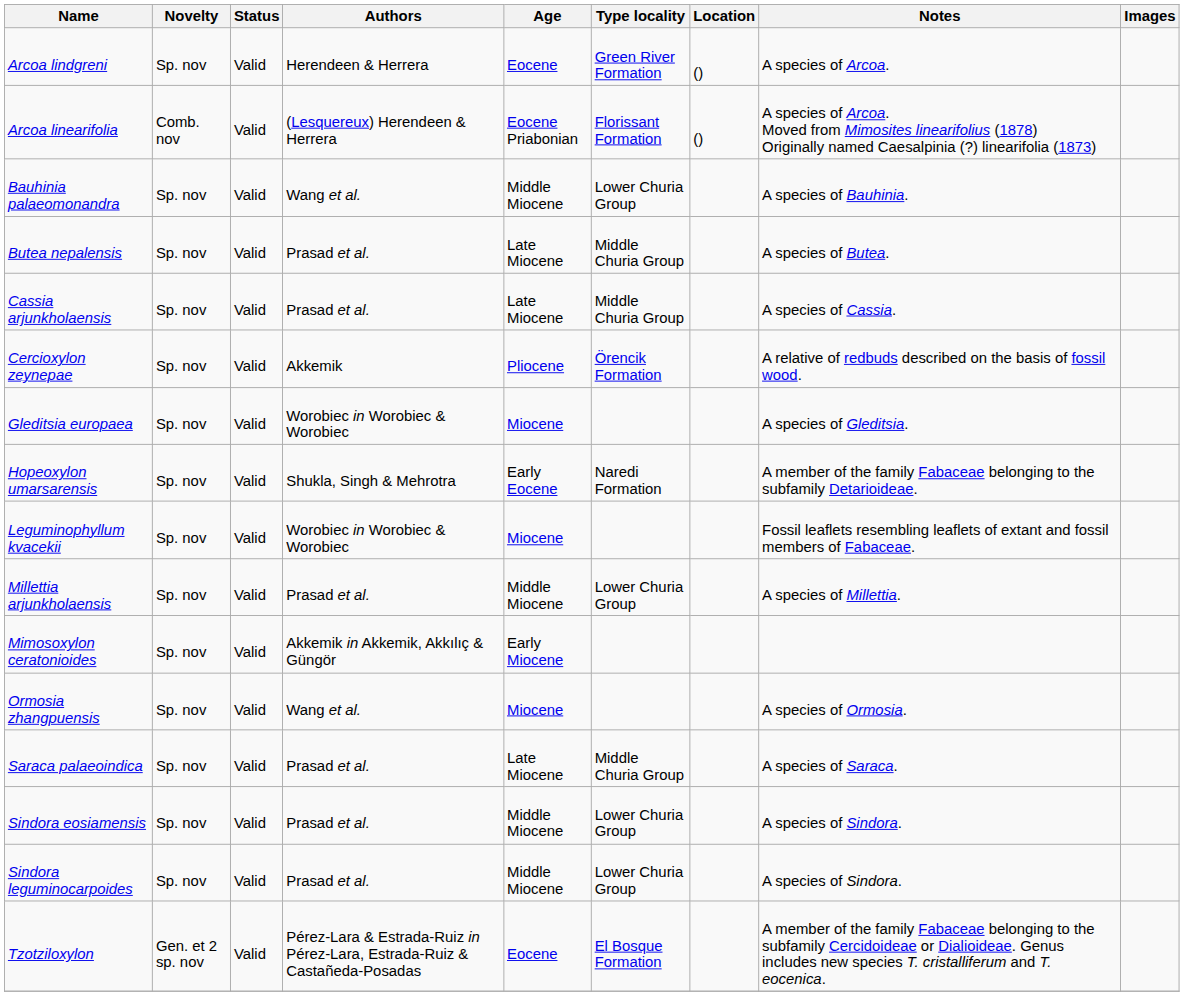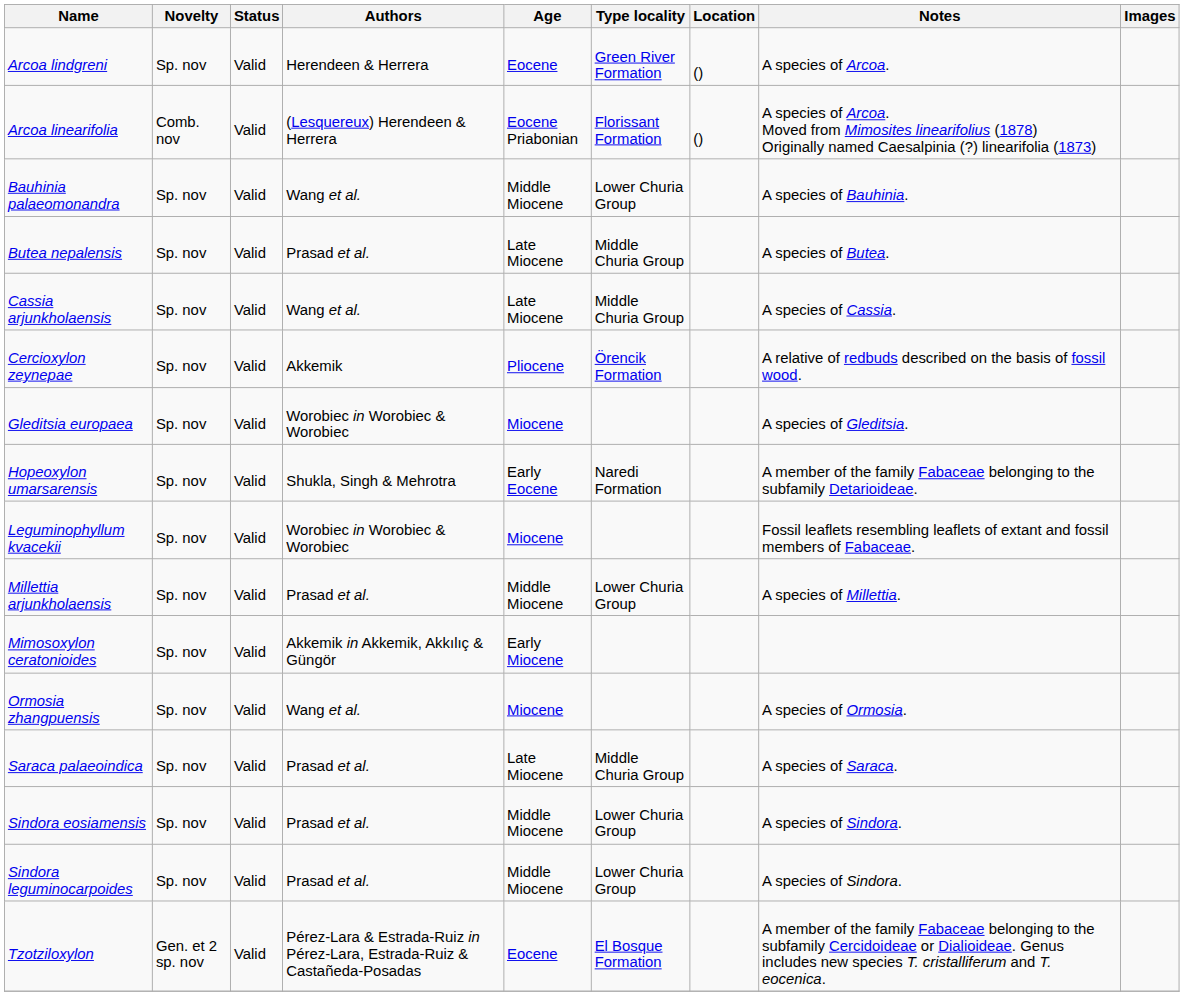(328, 310) Prasad et al. -> (324, 310) Wang et al.
